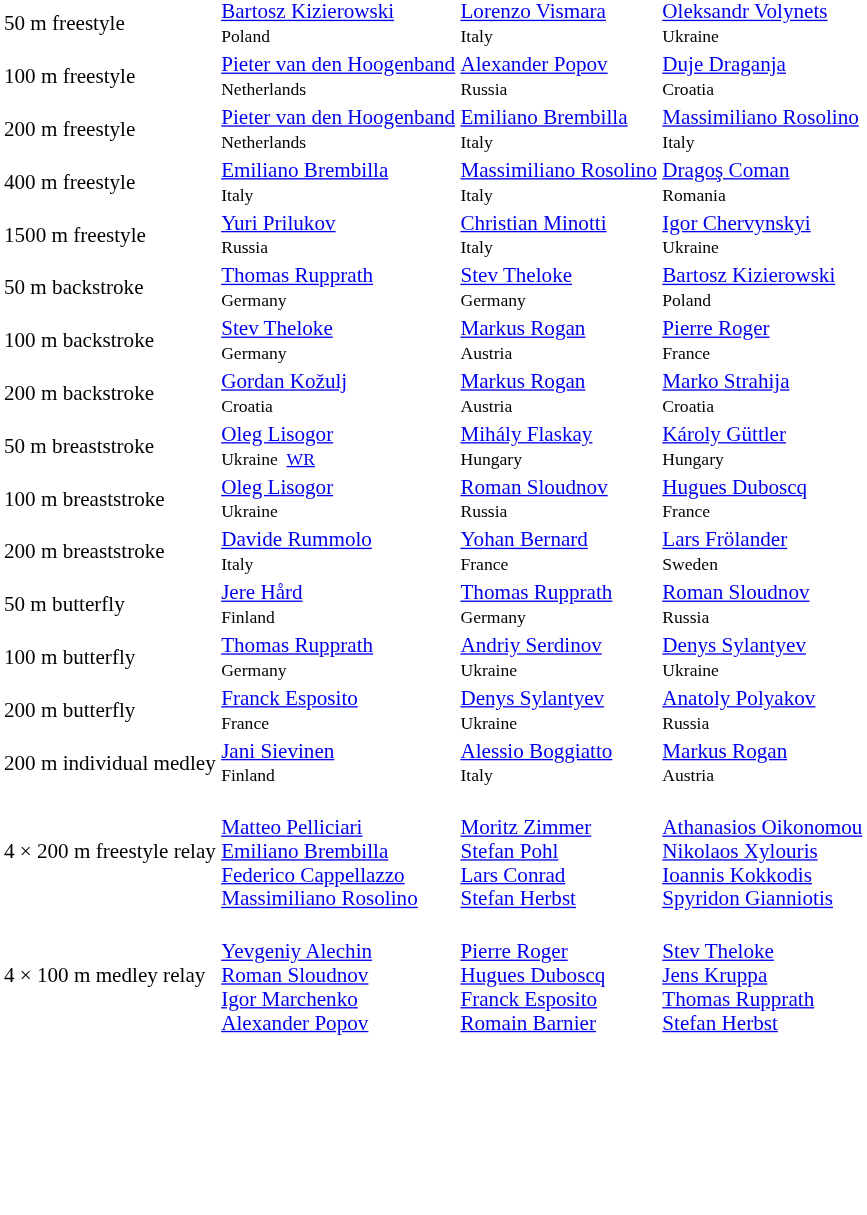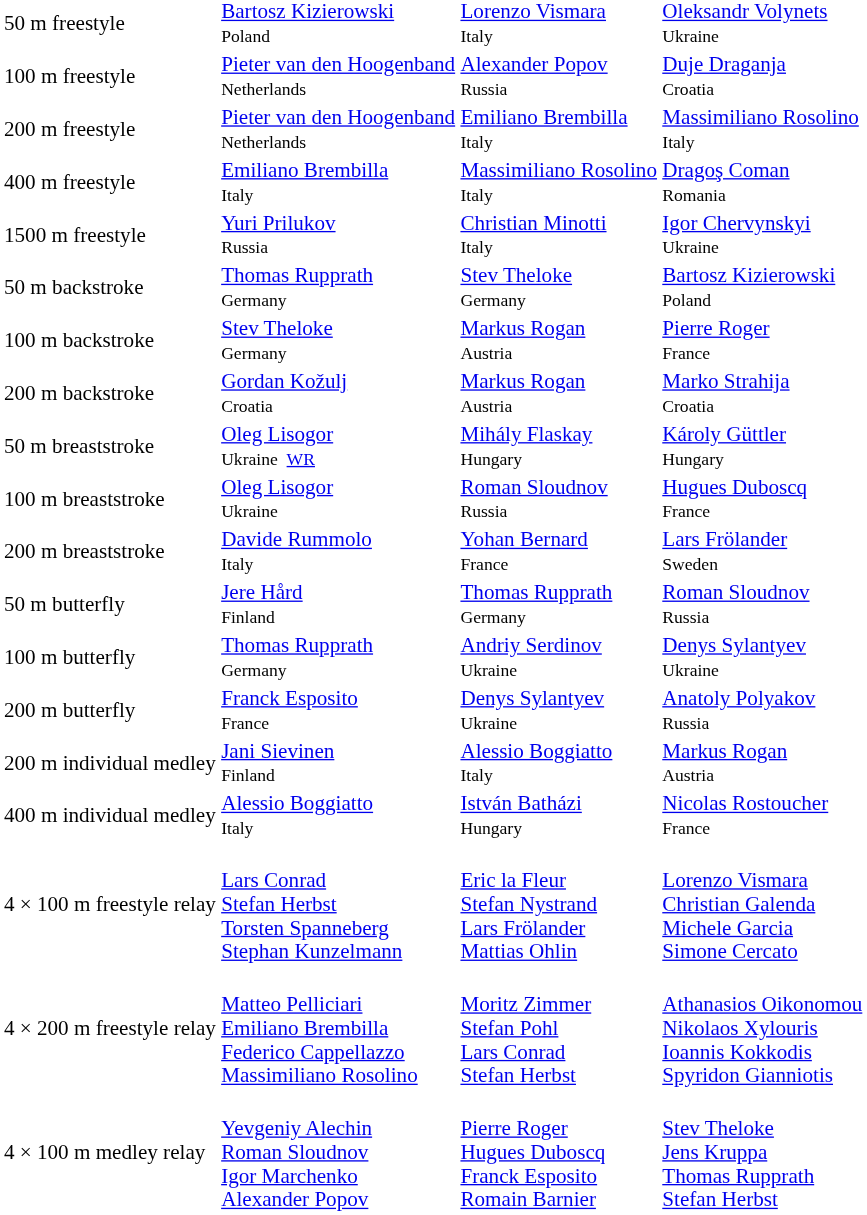+ row: (110, 815)
+ row: (110, 904)
